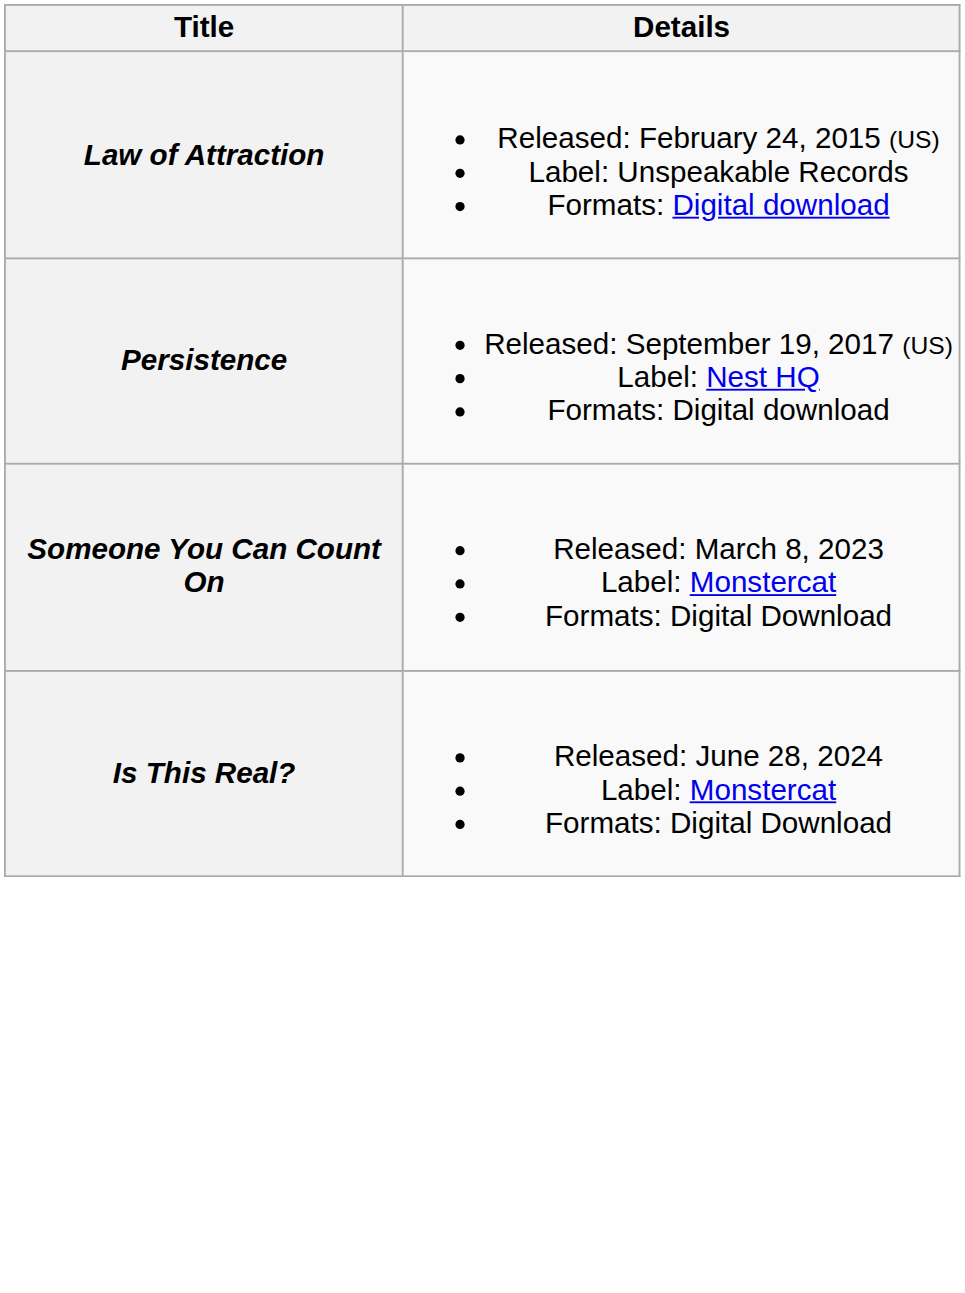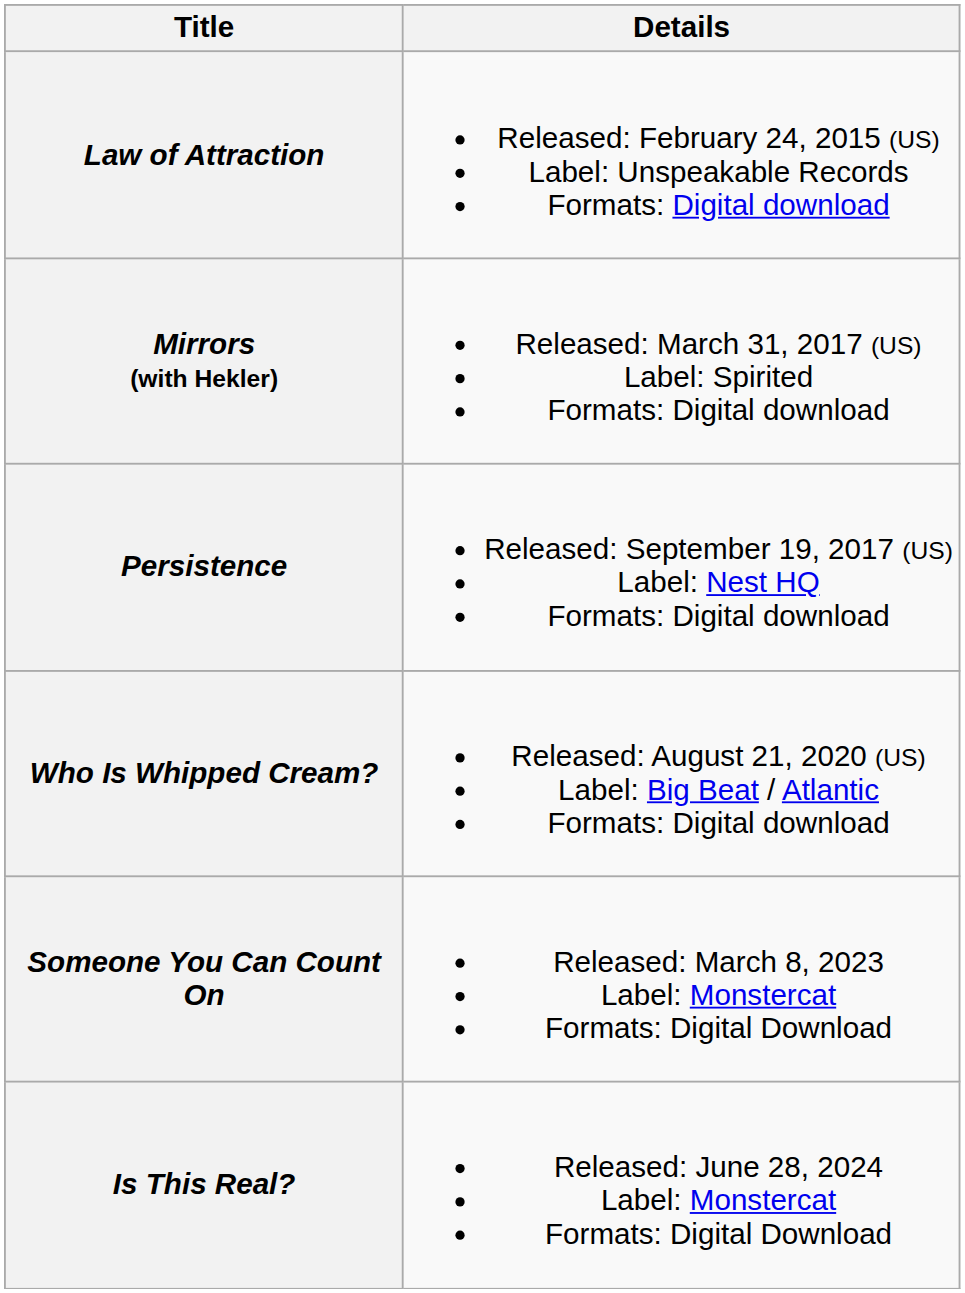+ row: (204, 360)
+ row: (204, 772)
